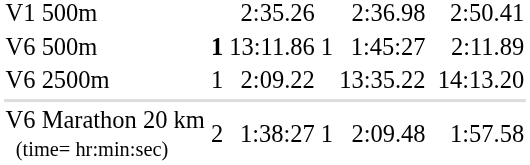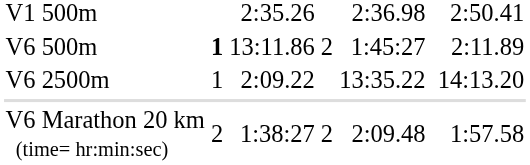(327, 46) 1 -> (327, 46) 2
(327, 133) 1 -> (327, 133) 2
